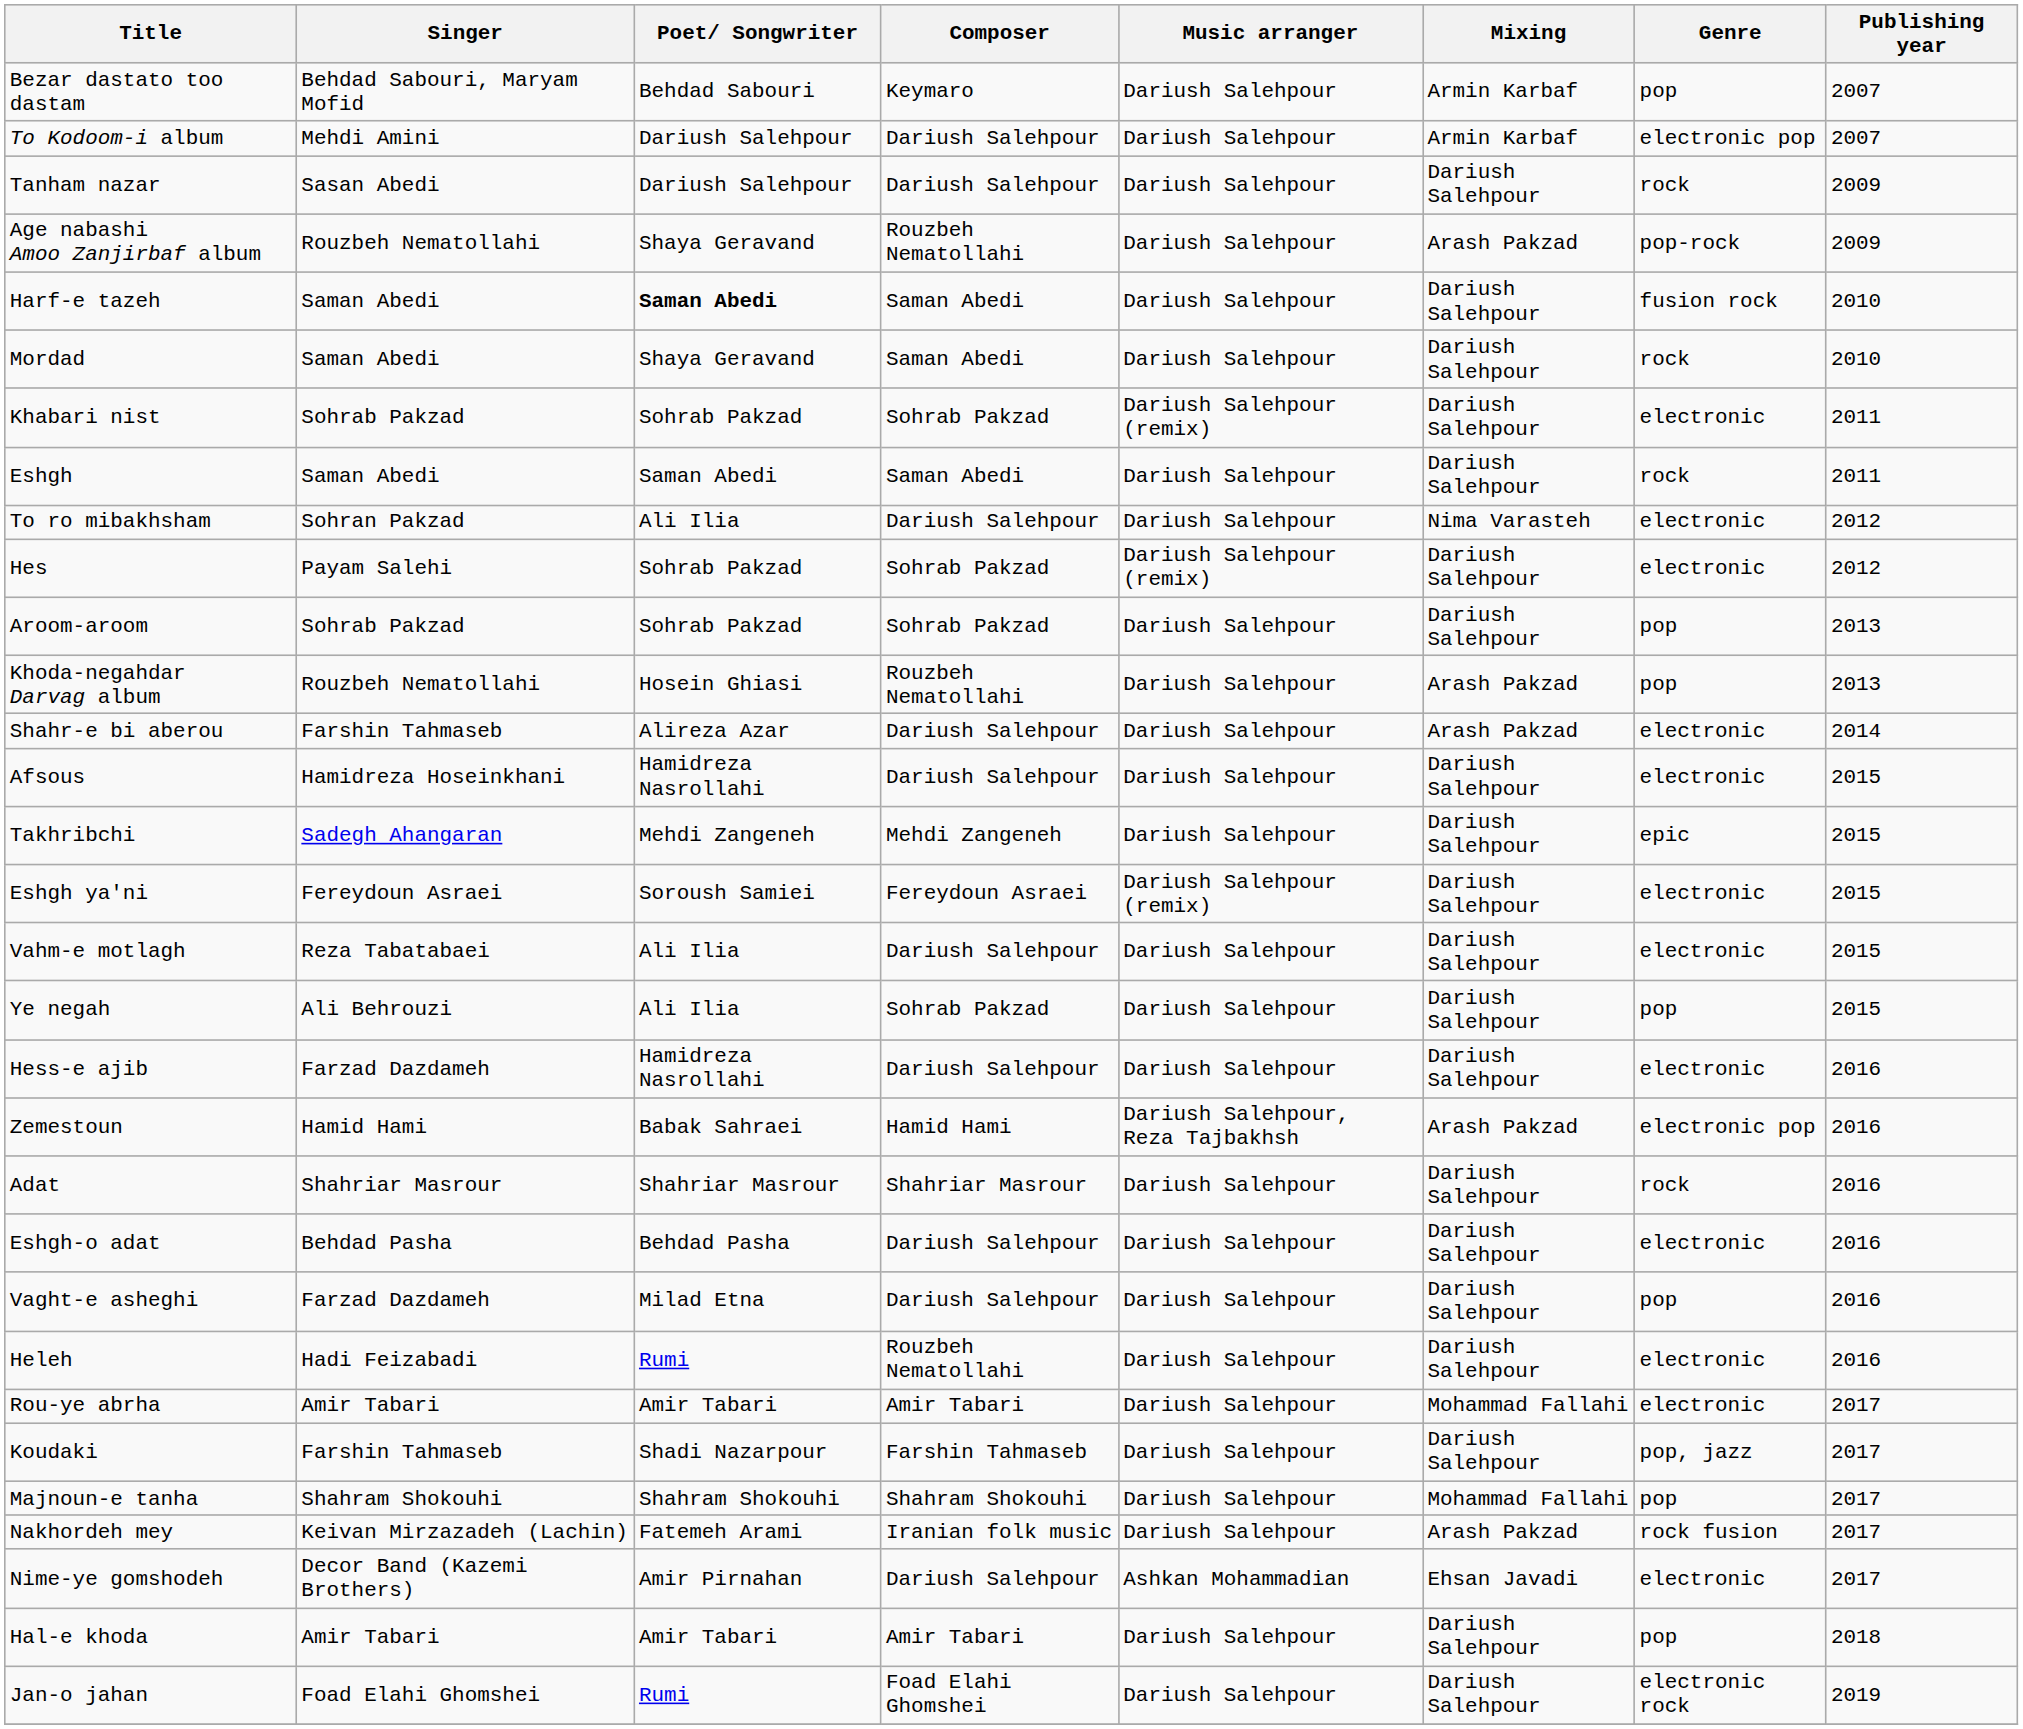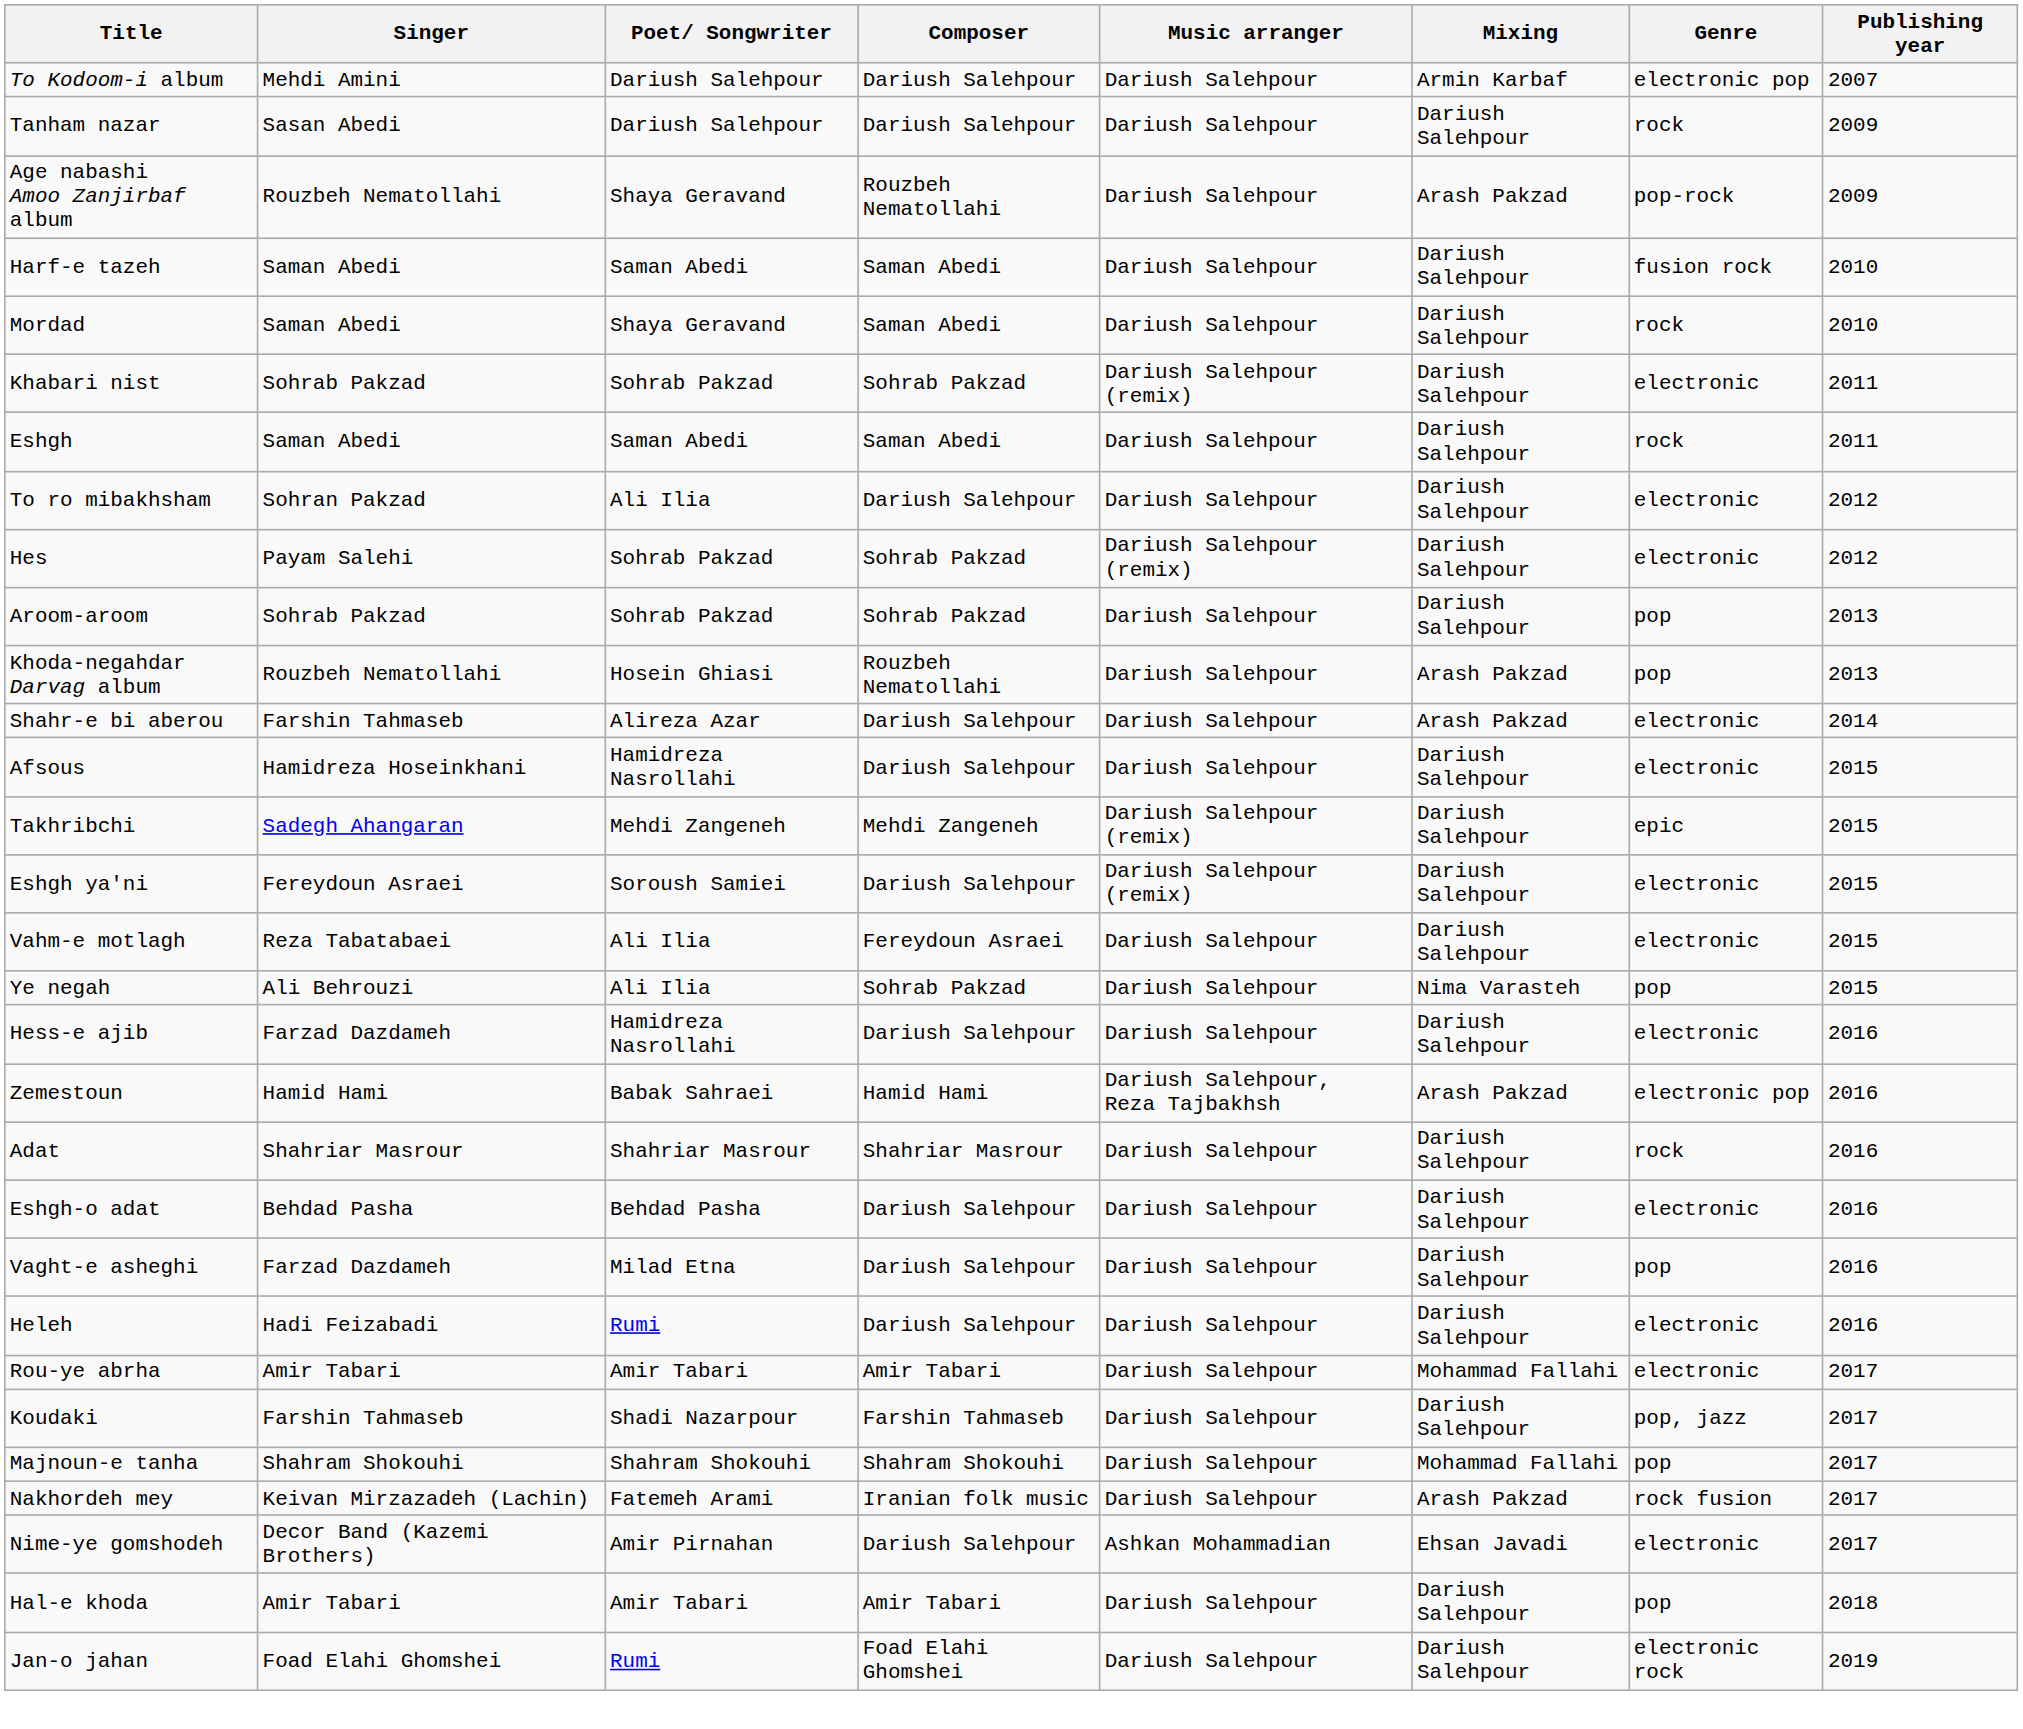- row: (117, 92)
(708, 301) bold -> (679, 267) normal
(1509, 522) Nima Varasteh -> (1474, 500) Dariush Salehpour
(1230, 835) Dariush Salehpour -> (1212, 825) Dariush Salehpour (remix)
(986, 894) Fereydoun Asraei -> (970, 884) Dariush Salehpour
(993, 952) Dariush Salehpour -> (963, 942) Fereydoun Asraei
(1484, 1010) Dariush Salehpour -> (1499, 988) Nima Varasteh
(955, 1360) Rouzbeh Nematollahi -> (970, 1326) Dariush Salehpour
